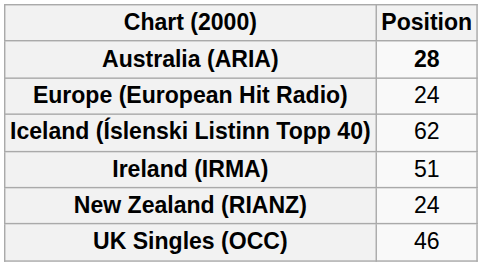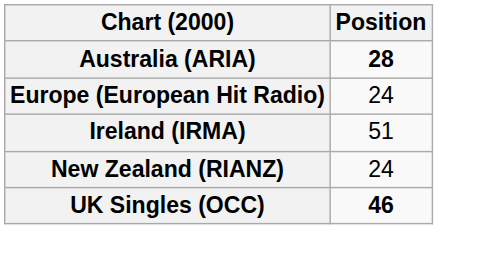- row: (190, 132)
(427, 242) normal -> (381, 205) bold
